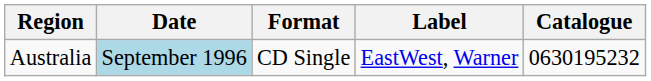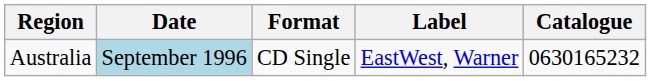(584, 57) 0630195232 -> (584, 57) 0630165232
